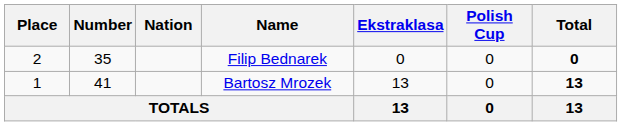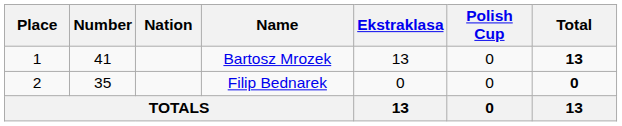rows swapped: (277, 83) <-> (277, 58)
